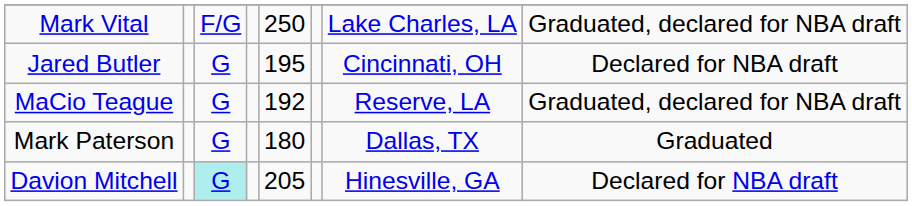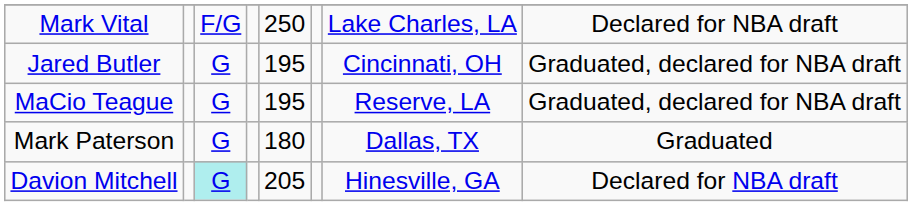(715, 24) Graduated, declared for NBA draft -> (715, 24) Declared for NBA draft
(715, 63) Declared for NBA draft -> (715, 63) Graduated, declared for NBA draft
(285, 102) 192 -> (285, 102) 195
